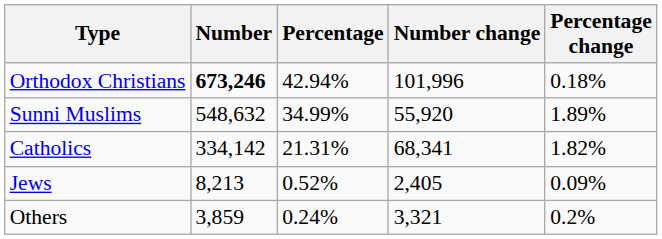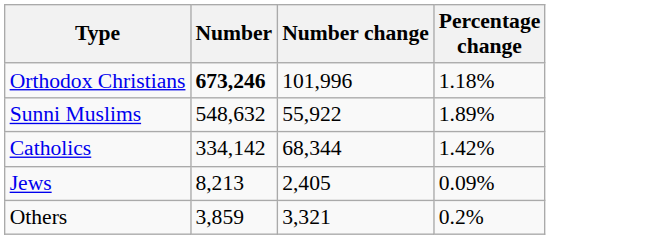- column: (333, 33)
(578, 80) 0.18% -> (467, 80) 1.18%
(423, 114) 55,920 -> (312, 114) 55,922
(423, 148) 68,341 -> (312, 148) 68,344
(578, 148) 1.82% -> (467, 148) 1.42%
